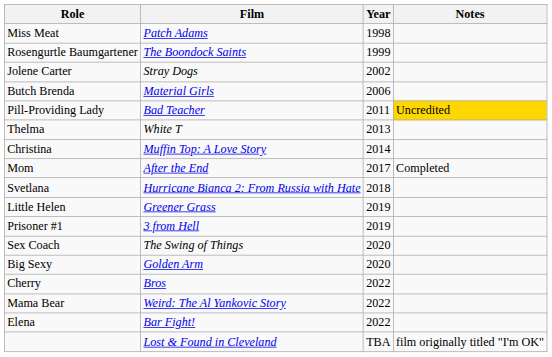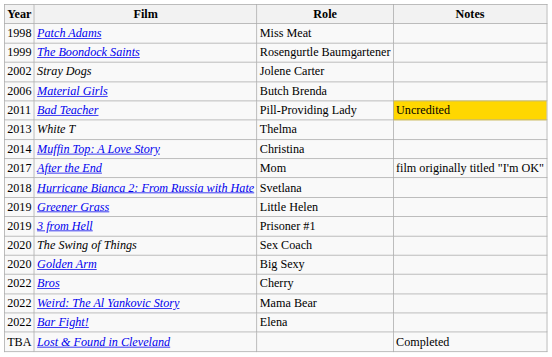columns swapped: (378, 14) <-> (73, 14)
(423, 168) Completed -> (470, 168) film originally titled "I'm OK"
(470, 341) film originally titled "I'm OK" -> (423, 341) Completed
